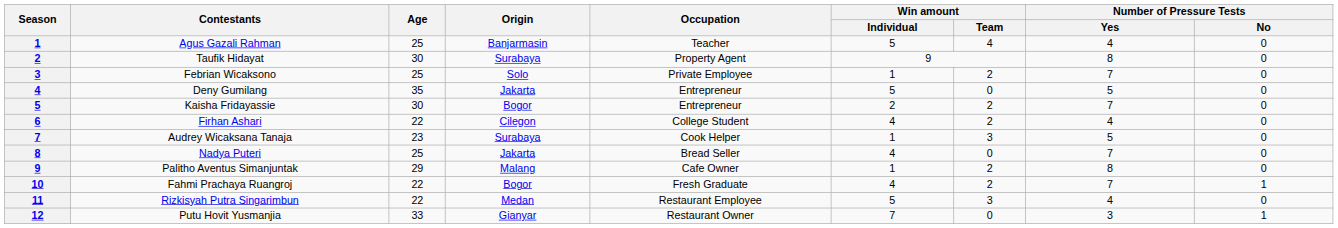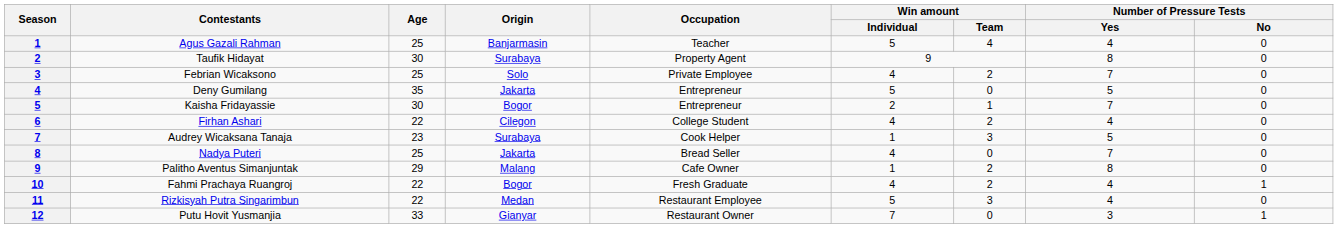(892, 74) 1 -> (892, 74) 4
(990, 106) 2 -> (990, 106) 1
(1110, 184) 7 -> (1110, 184) 4
